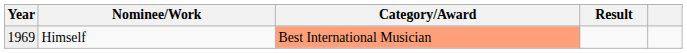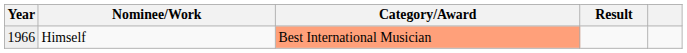(21, 37) 1969 -> (21, 37) 1966
